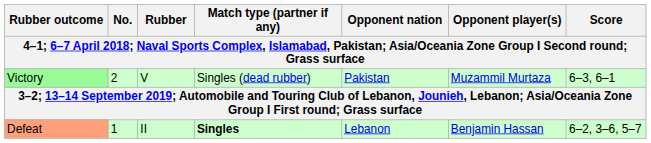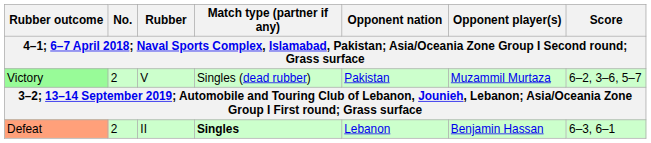(592, 78) 6–3, 6–1 -> (605, 78) 6–2, 3–6, 5–7
(114, 128) 1 -> (114, 128) 2
(605, 128) 6–2, 3–6, 5–7 -> (592, 128) 6–3, 6–1
